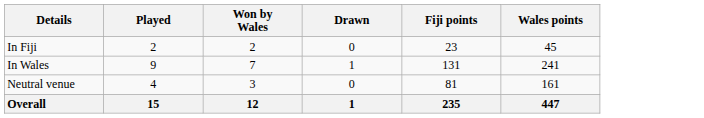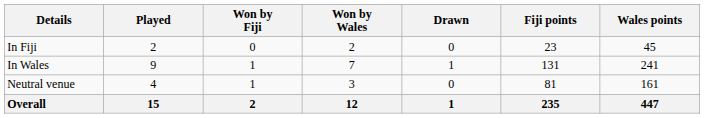+ column: (253, 20)
